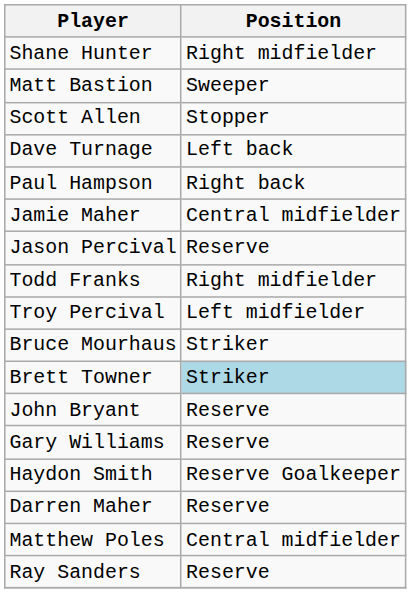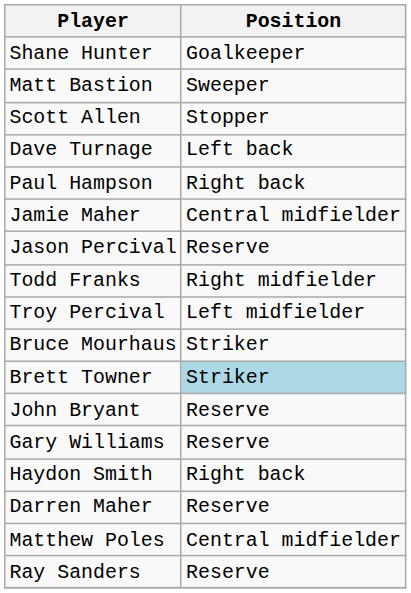(282, 53) Right midfielder -> (246, 53) Goalkeeper
(294, 475) Reserve Goalkeeper -> (246, 475) Right back
